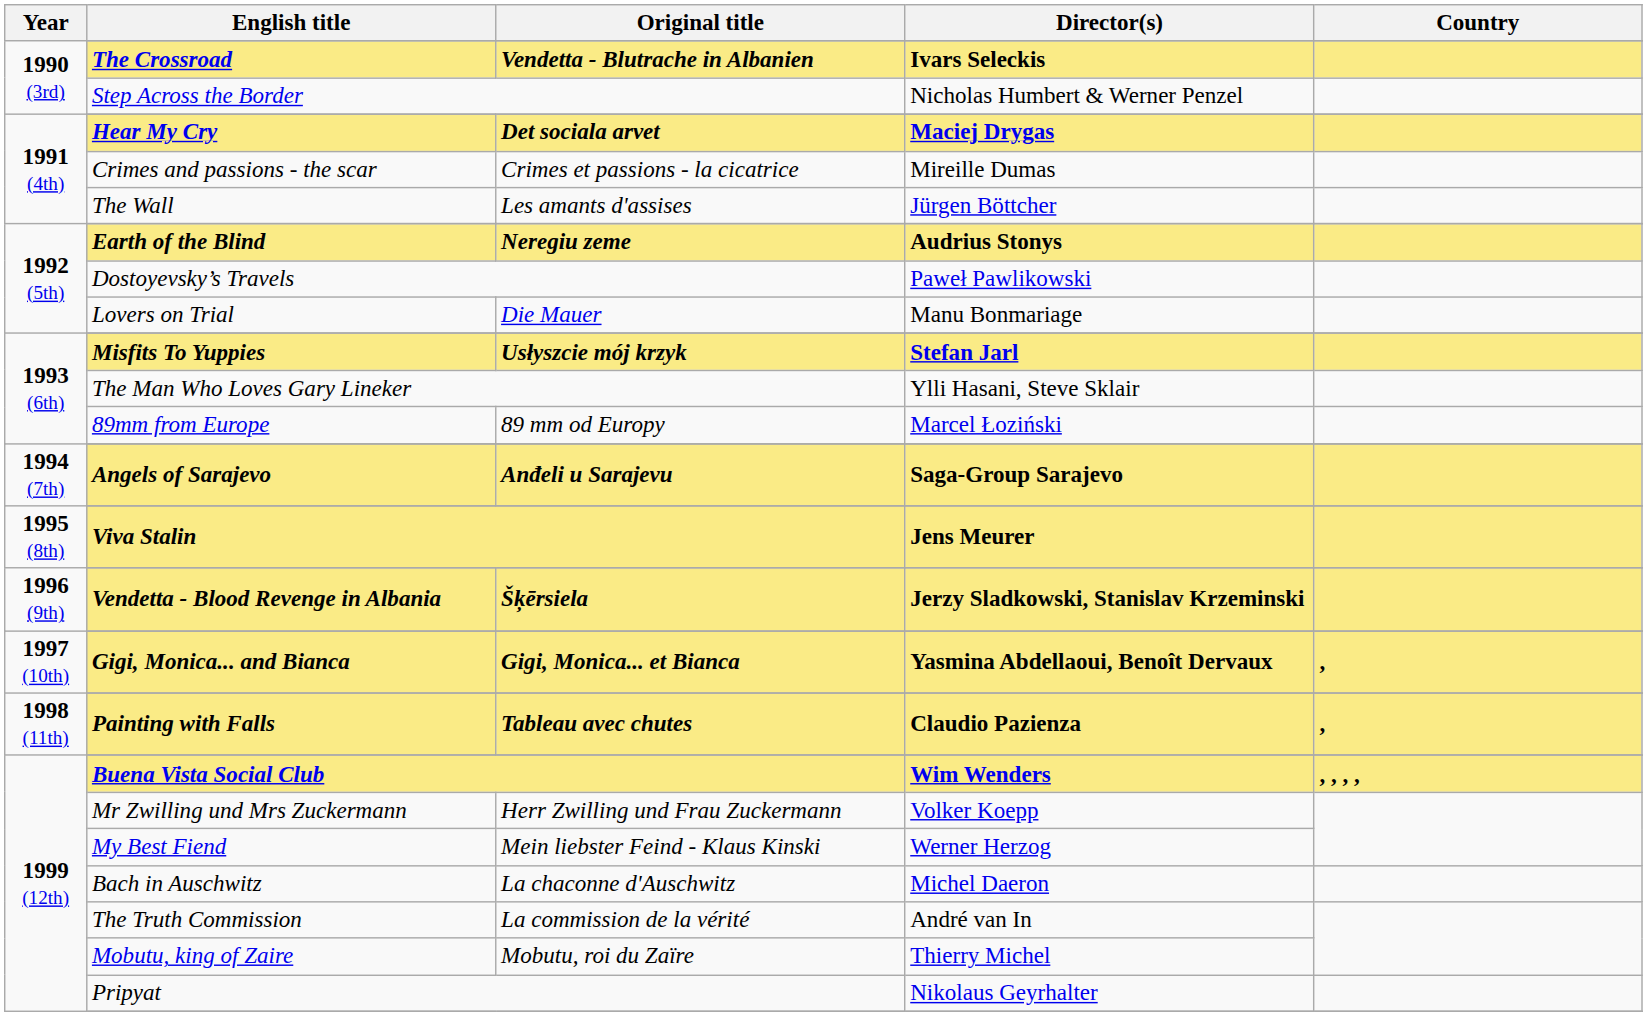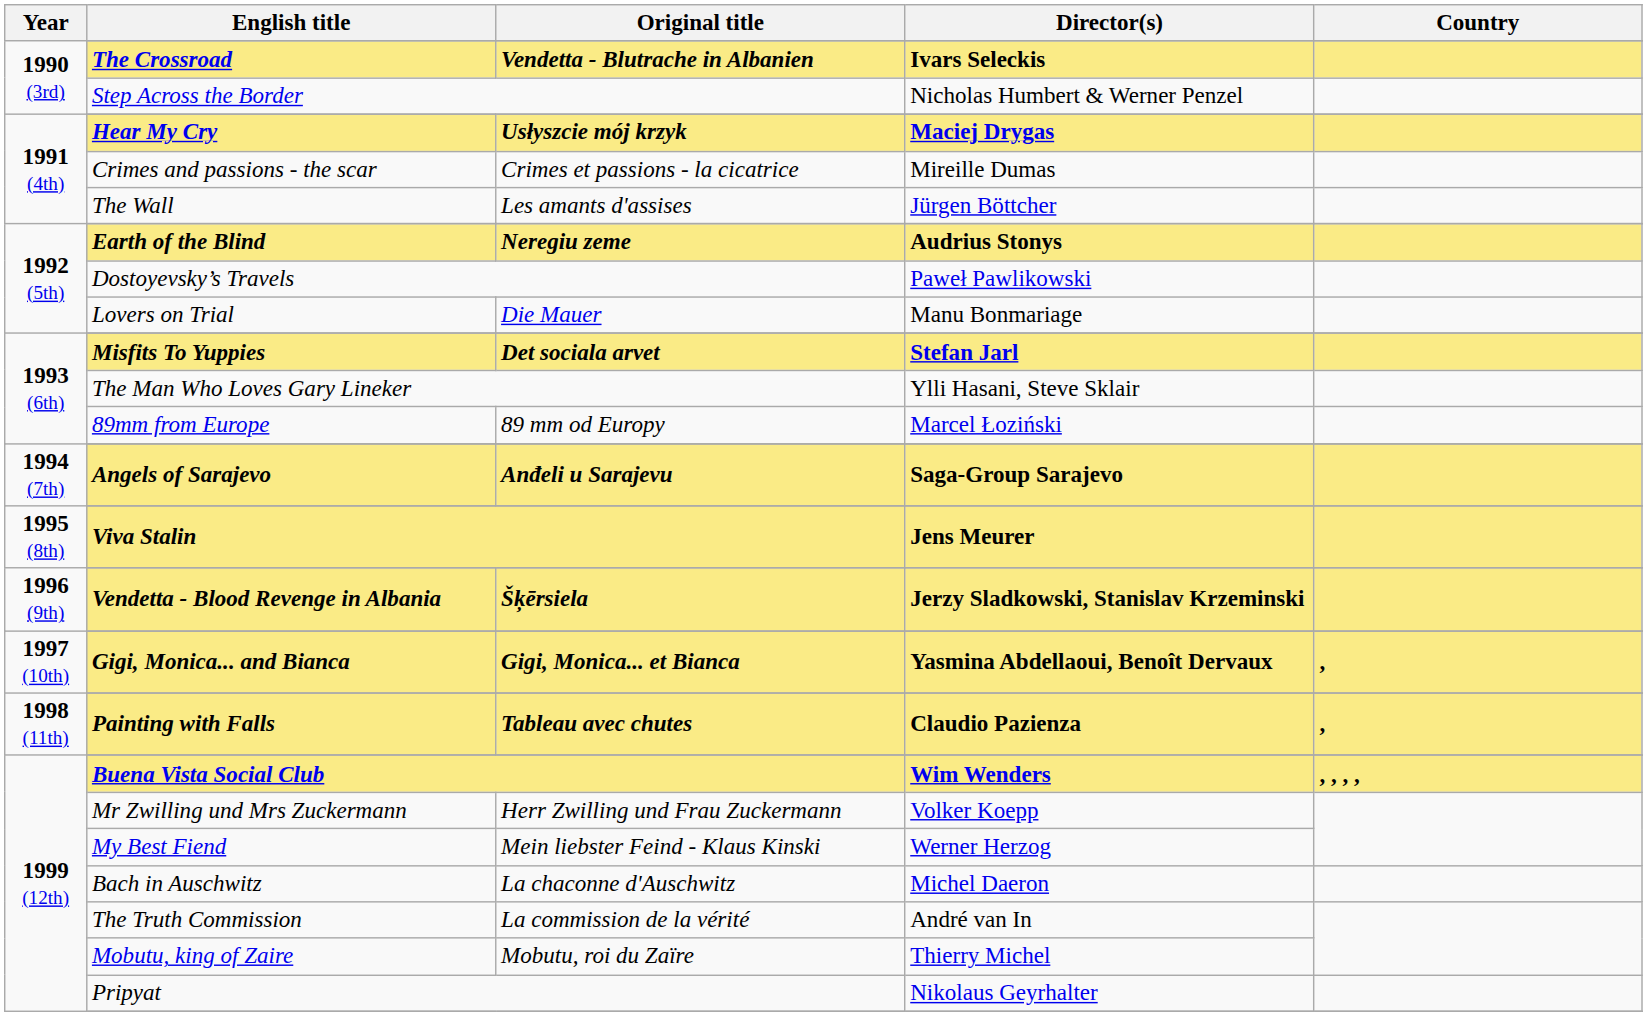(580, 132) Det sociala arvet -> (594, 132) Usłyszcie mój krzyk
(594, 351) Usłyszcie mój krzyk -> (580, 351) Det sociala arvet
